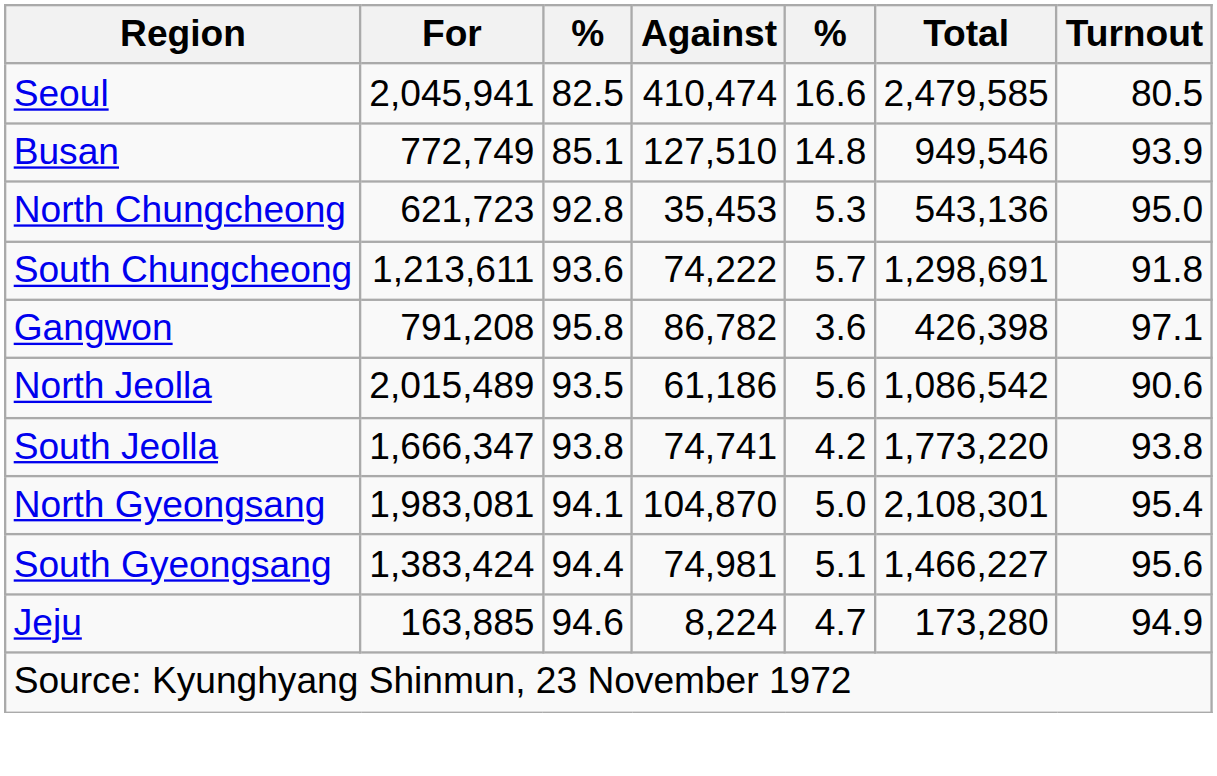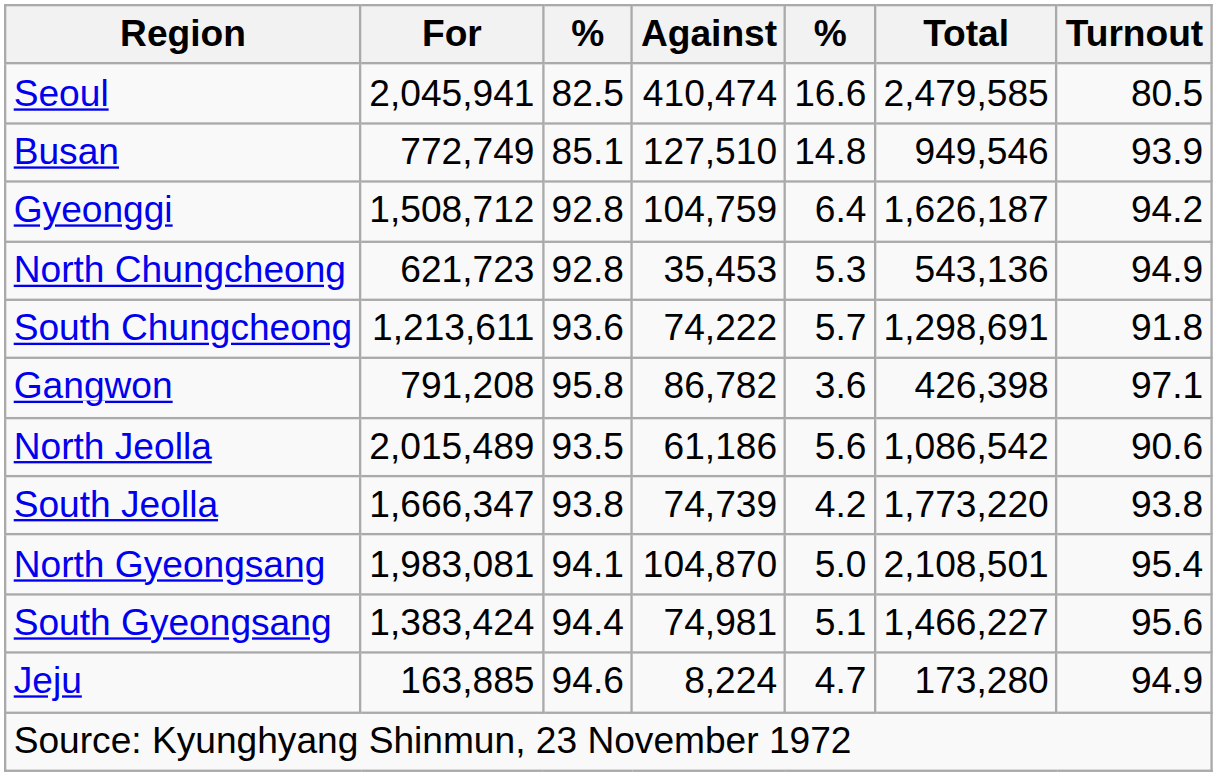+ row: (93, 210)
(1167, 210) 95.0 -> (1167, 269) 94.9
(720, 446) 74,741 -> (720, 504) 74,739
(966, 504) 2,108,301 -> (966, 563) 2,108,501
